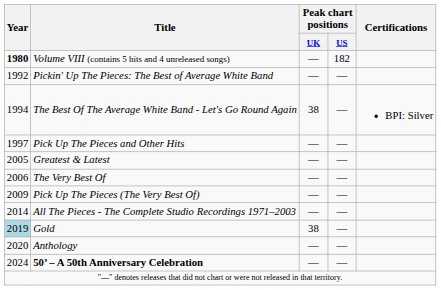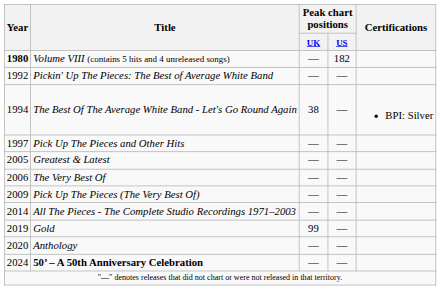(18, 228) lightblue background -> (18, 228) no background
(313, 228) 38 -> (313, 228) 99
